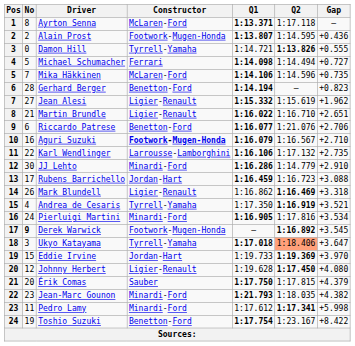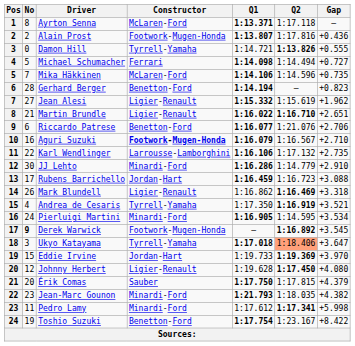(296, 37) 1:14.595 -> (296, 37) 1:17.816
(296, 115) normal -> (296, 115) bold
(296, 218) 1:17.816 -> (296, 218) 1:14.595
